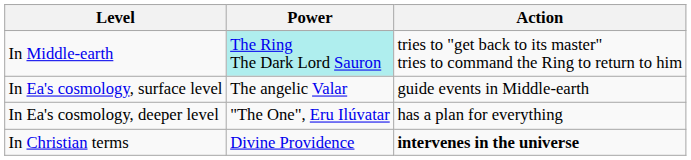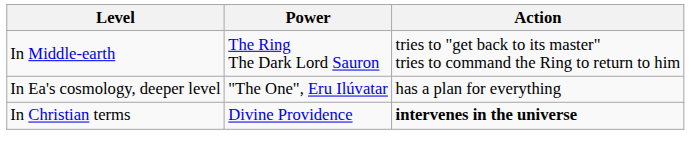(306, 53) paleturquoise background -> (304, 53) no background
- row: (115, 89)
